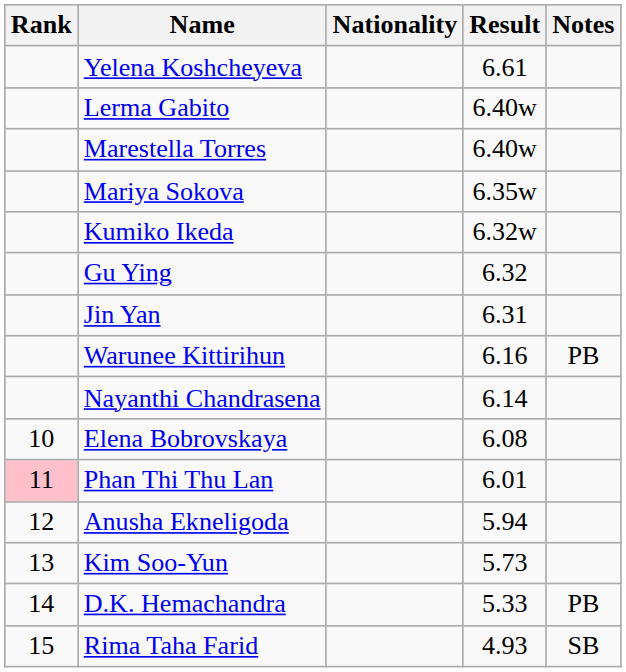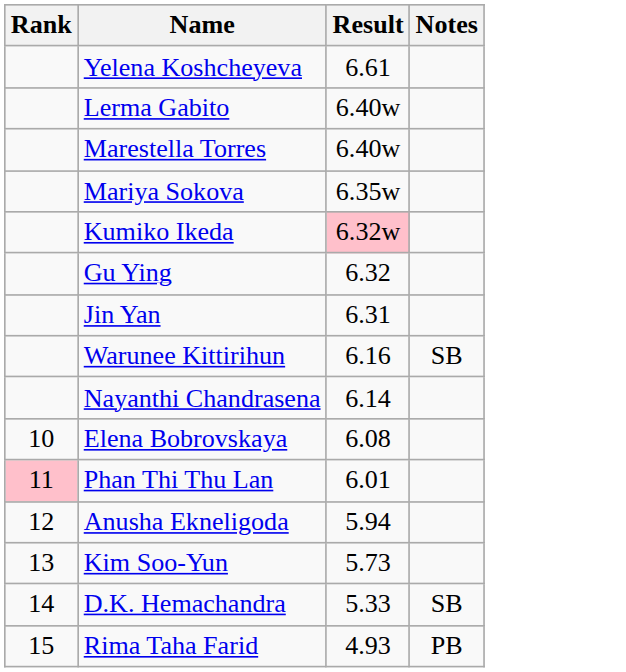- column: (395, 25)
(505, 231) no background -> (368, 231) pink background
(583, 356) PB -> (447, 356) SB
(583, 604) PB -> (447, 604) SB
(583, 645) SB -> (447, 645) PB
